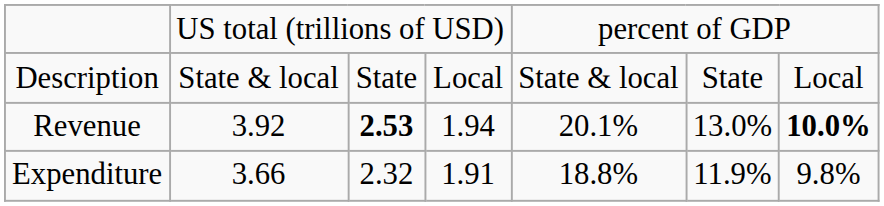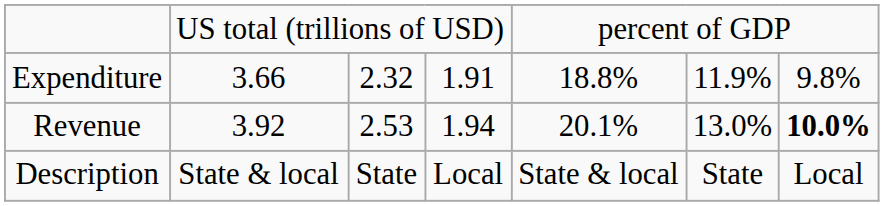rows swapped: (87, 77) <-> (87, 175)
(386, 126) bold -> (386, 126) normal
